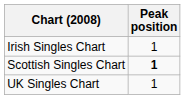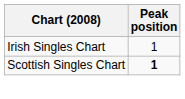- row: (53, 84)
